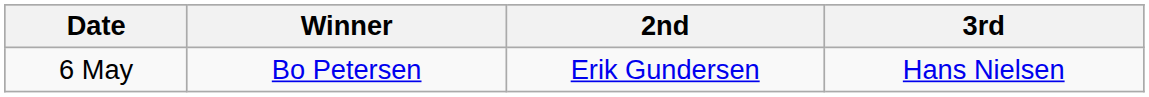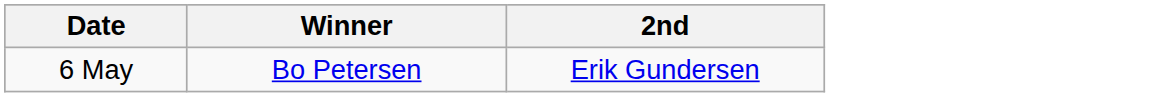- column: (984, 26)
